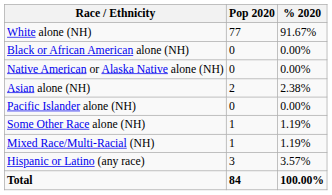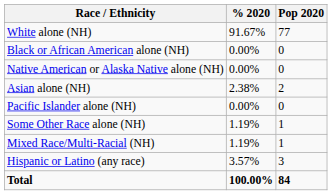columns swapped: (252, 13) <-> (302, 13)
